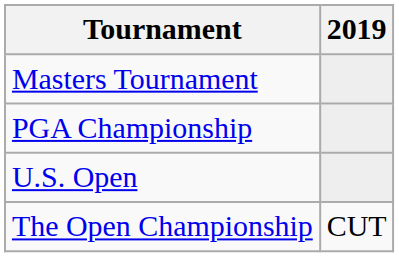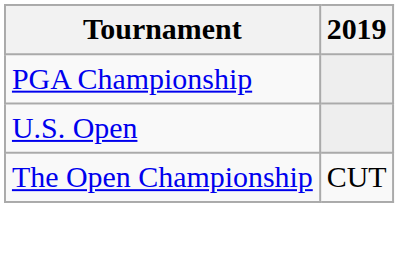- row: (135, 78)
